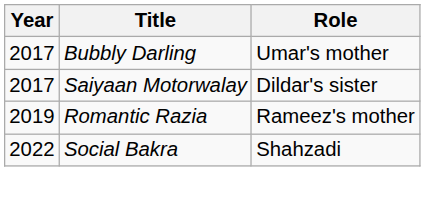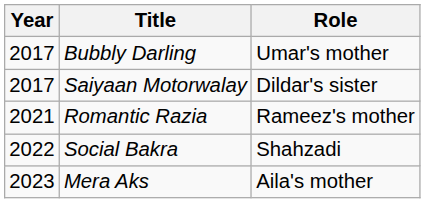(32, 117) 2019 -> (32, 117) 2021
+ row: (106, 181)
